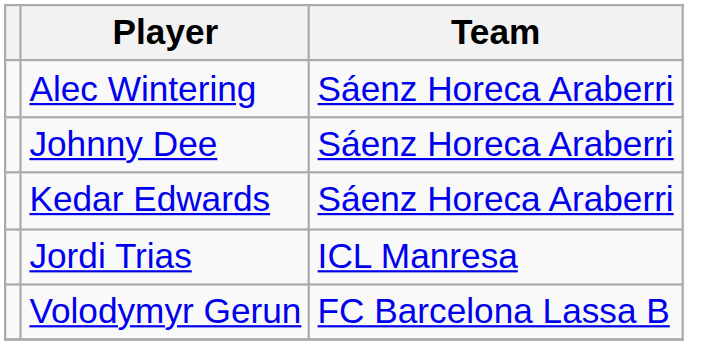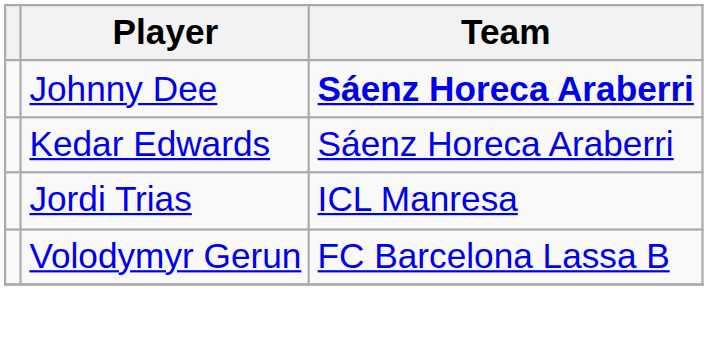- row: (143, 88)
(496, 144) normal -> (506, 88) bold
